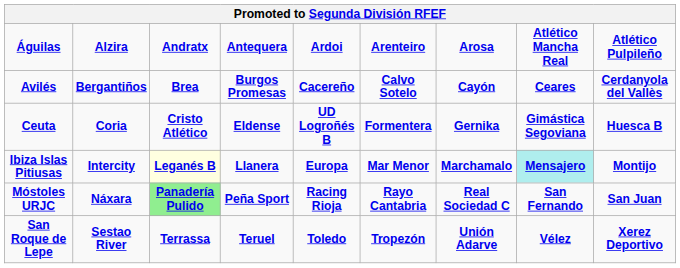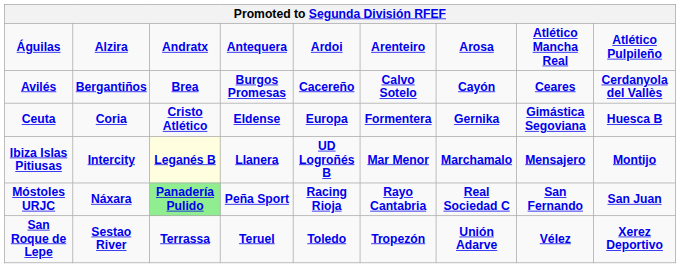(327, 126) UD Logroñés B -> (327, 119) Europa
(327, 166) Europa -> (327, 159) UD Logroñés B
(555, 166) paleturquoise background -> (555, 159) no background
